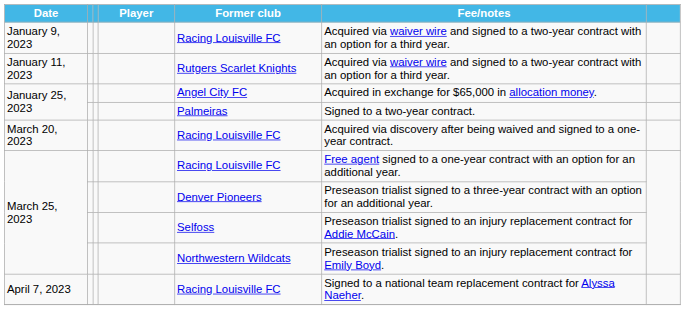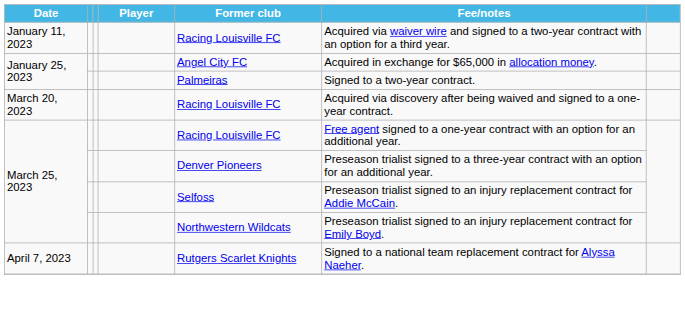- row: (33, 37)
(237, 68) Rutgers Scarlet Knights -> (229, 37) Racing Louisville FC
(229, 289) Racing Louisville FC -> (237, 258) Rutgers Scarlet Knights
